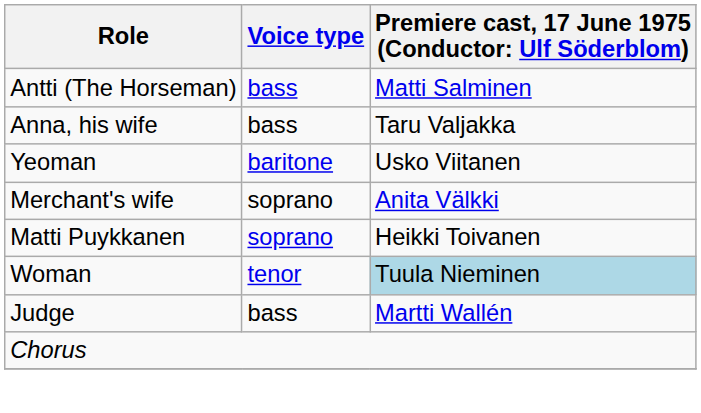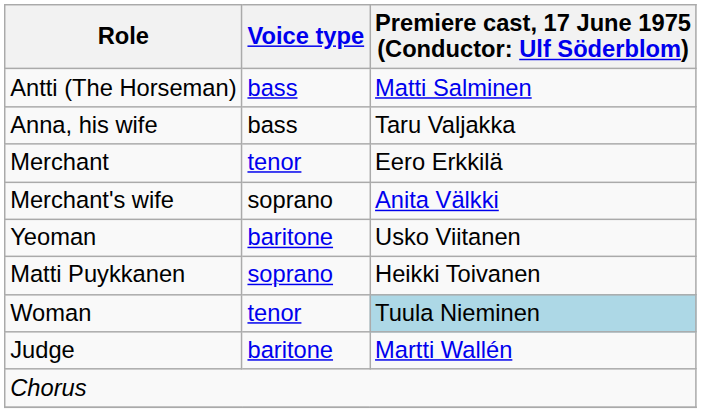+ row: (60, 162)
rows swapped: (92, 200) <-> (53, 162)
(272, 312) bass -> (290, 350) baritone
